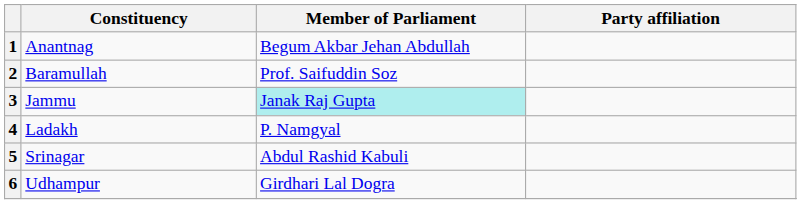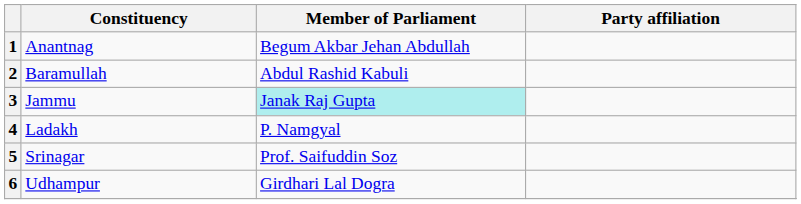(329, 73) Prof. Saifuddin Soz -> (334, 73) Abdul Rashid Kabuli
(334, 156) Abdul Rashid Kabuli -> (329, 156) Prof. Saifuddin Soz
